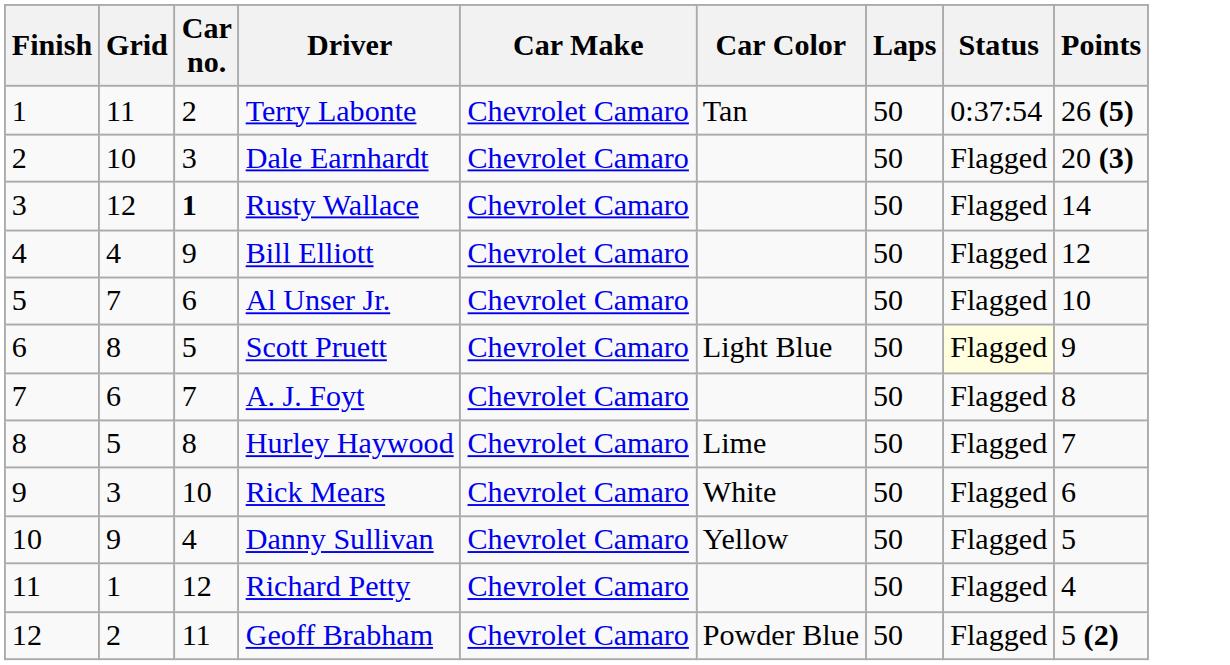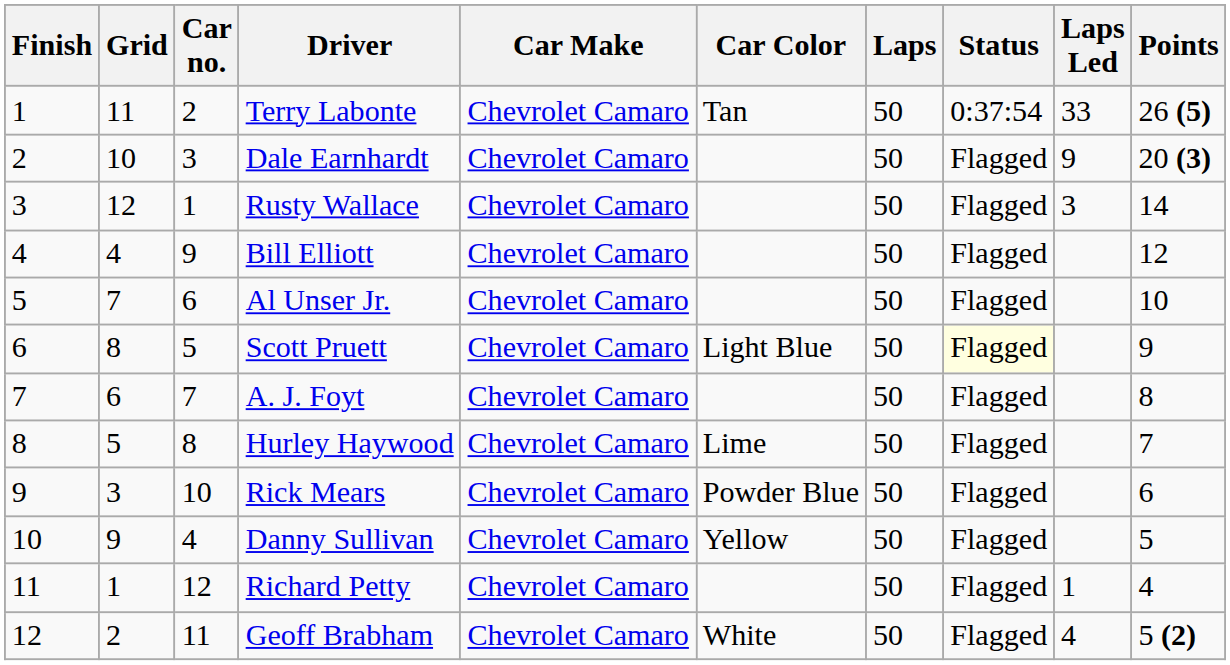+ column: (1093, 45)
(189, 205) bold -> (189, 205) normal
(781, 492) White -> (781, 492) Powder Blue
(781, 635) Powder Blue -> (781, 635) White
